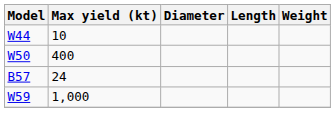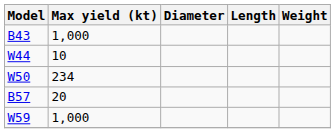+ row: (19, 35)
(63, 56) 400 -> (63, 76) 234
(59, 76) 24 -> (59, 97) 20
